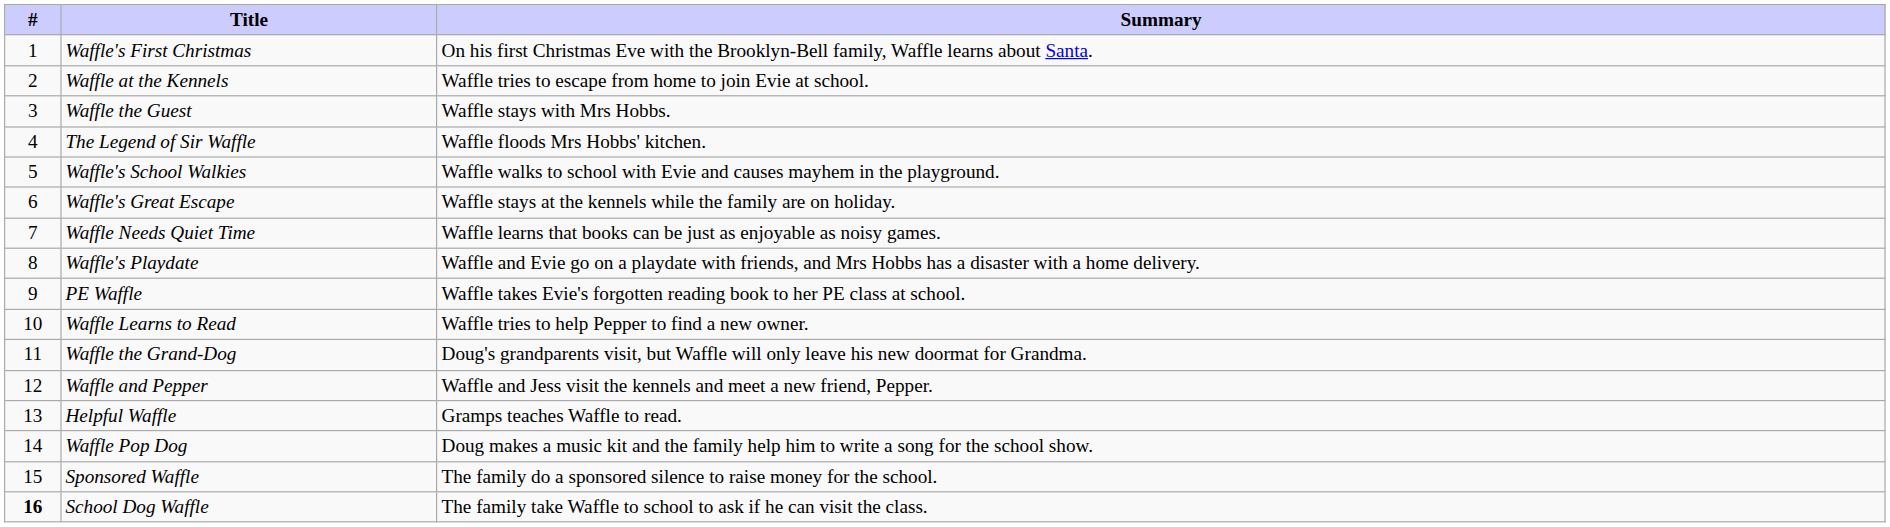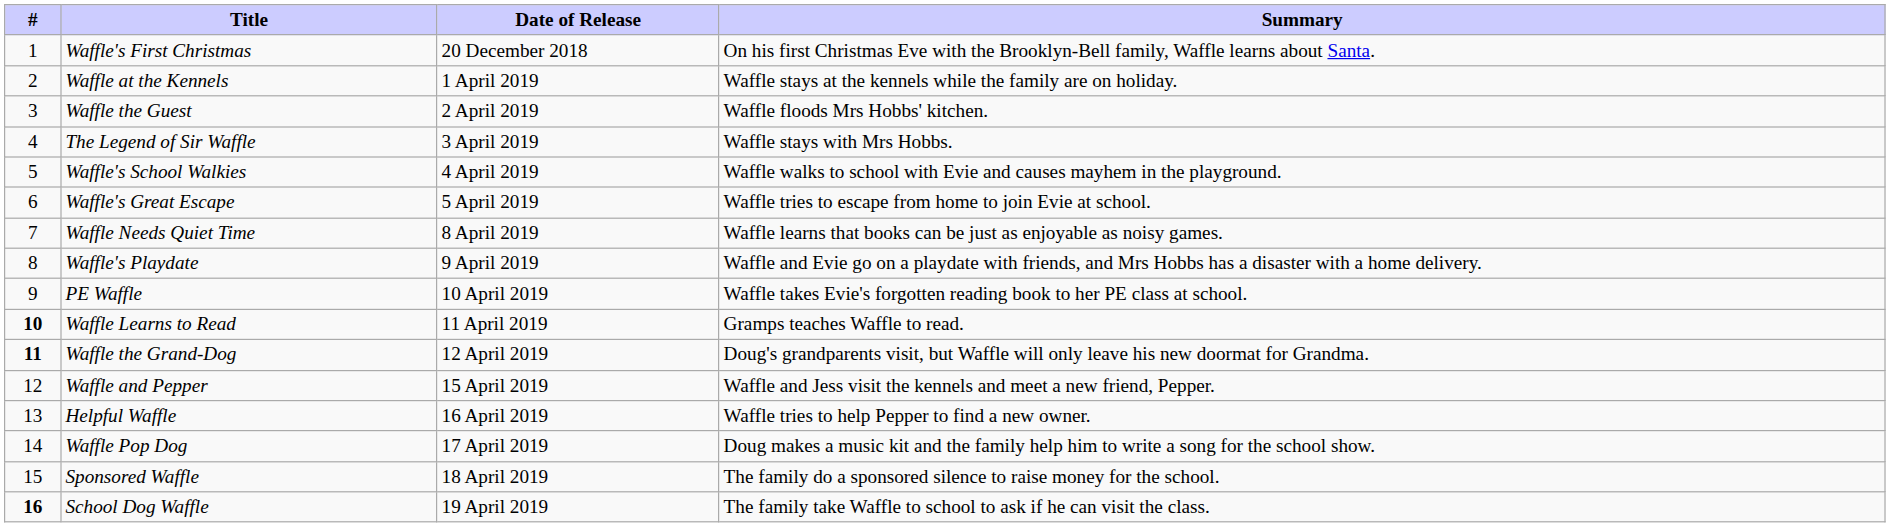+ column: (578, 19)
(655, 80) Waffle tries to escape from home to join Evie at school. -> (951, 80) Waffle stays at the kennels while the family are on holiday.
(556, 111) Waffle stays with Mrs Hobbs. -> (856, 111) Waffle floods Mrs Hobbs' kitchen.
(574, 141) Waffle floods Mrs Hobbs' kitchen. -> (838, 141) Waffle stays with Mrs Hobbs.
(668, 202) Waffle stays at the kennels while the family are on holiday. -> (937, 202) Waffle tries to escape from home to join Evie at school.
(33, 324) normal -> (33, 324) bold
(625, 324) Waffle tries to help Pepper to find a new owner. -> (844, 324) Gramps teaches Waffle to read.
(33, 354) normal -> (33, 354) bold
(562, 415) Gramps teaches Waffle to read. -> (907, 415) Waffle tries to help Pepper to find a new owner.
